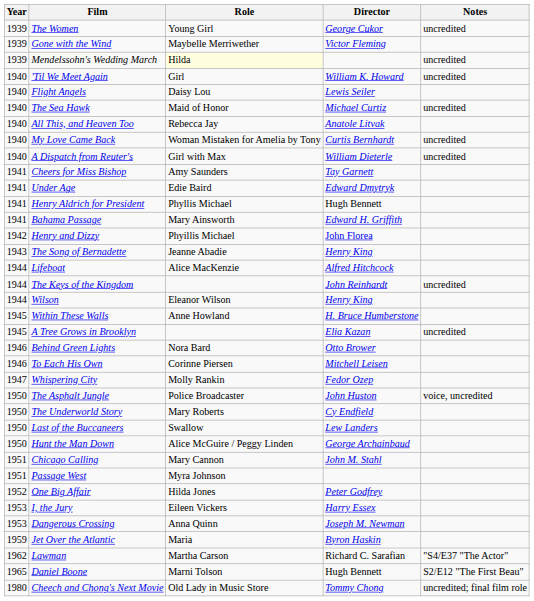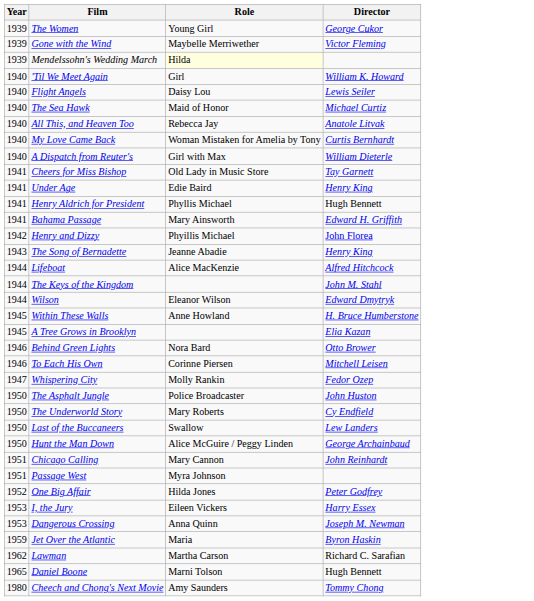- column: (475, 12)
(198, 172) Amy Saunders -> (218, 172) Old Lady in Music Store
(360, 188) Edward Dmytryk -> (349, 188) Henry King
(356, 284) John Reinhardt -> (353, 284) John M. Stahl
(349, 300) Henry King -> (360, 300) Edward Dmytryk
(353, 460) John M. Stahl -> (356, 460) John Reinhardt
(218, 587) Old Lady in Music Store -> (198, 587) Amy Saunders
